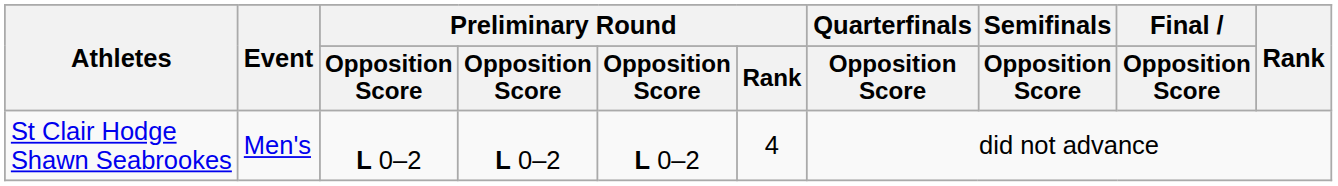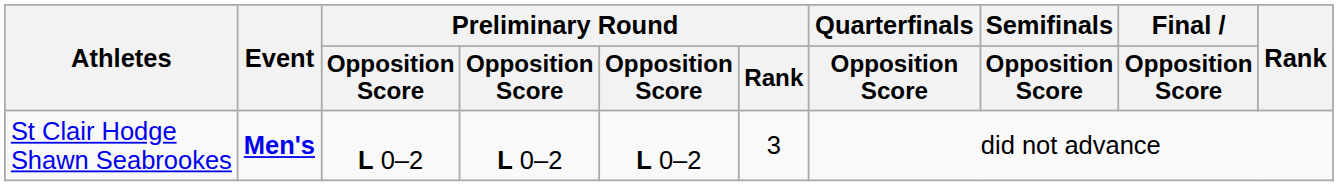(277, 146) normal -> (279, 146) bold
(772, 146) 4 -> (774, 146) 3
